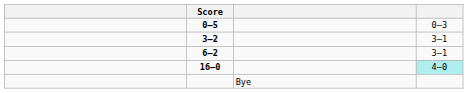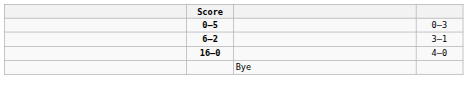- row: (210, 39)
(439, 67) paleturquoise background -> (439, 53) no background
